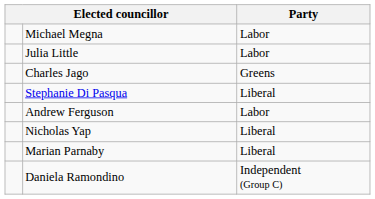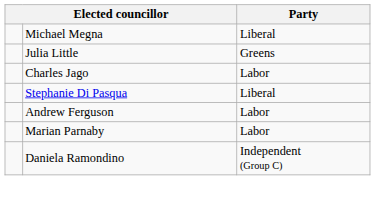(255, 34) Labor -> (258, 34) Liberal
(255, 53) Labor -> (257, 53) Greens
(257, 73) Greens -> (255, 73) Labor
- row: (58, 131)
(258, 151) Liberal -> (255, 131) Labor
